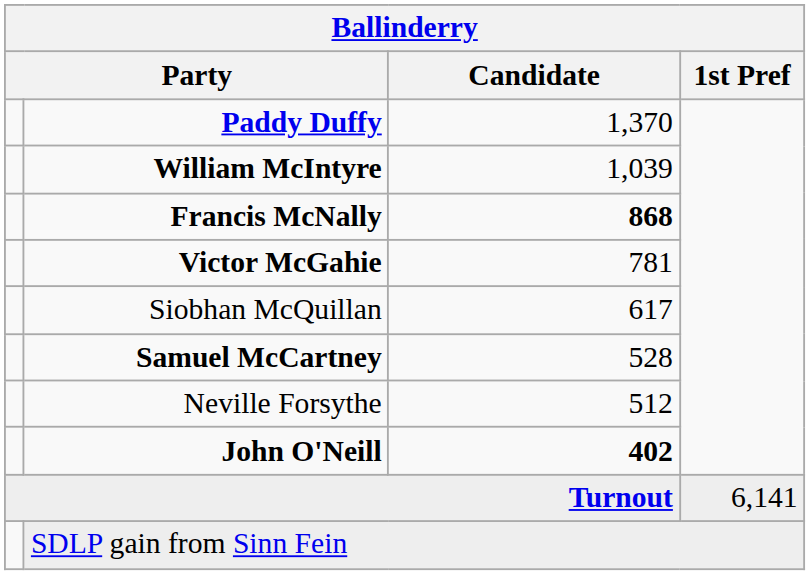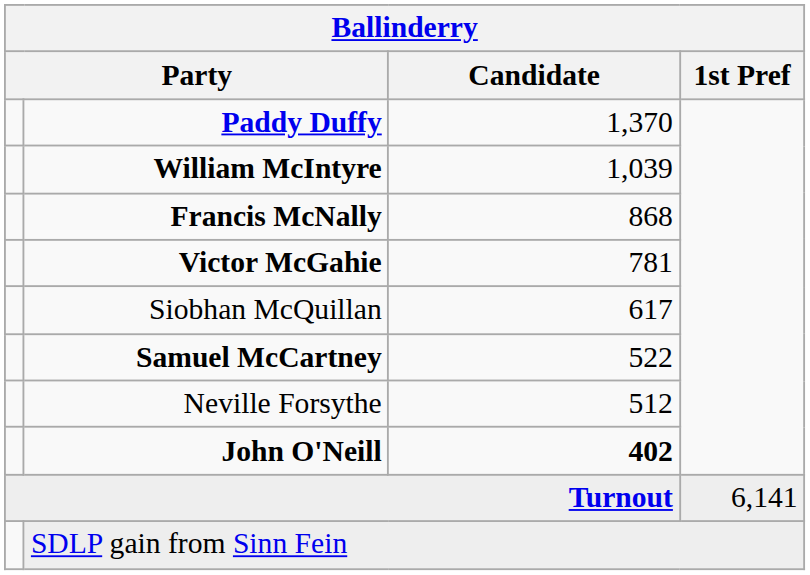(651, 215) bold -> (651, 215) normal
(651, 356) 528 -> (651, 356) 522
